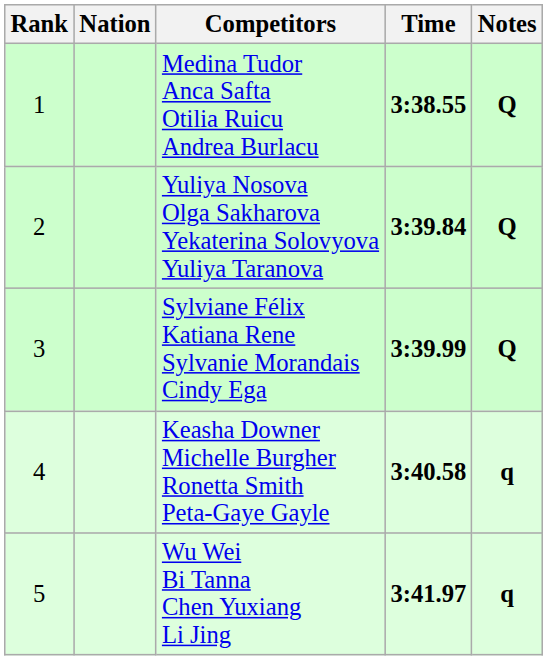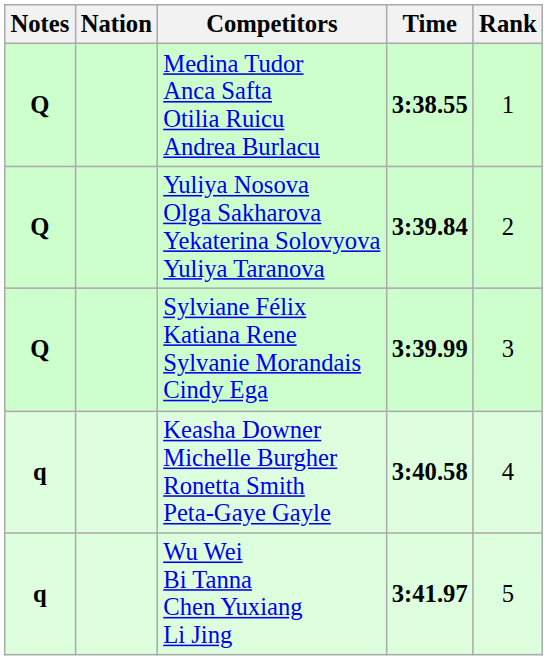columns swapped: (39, 24) <-> (507, 24)
